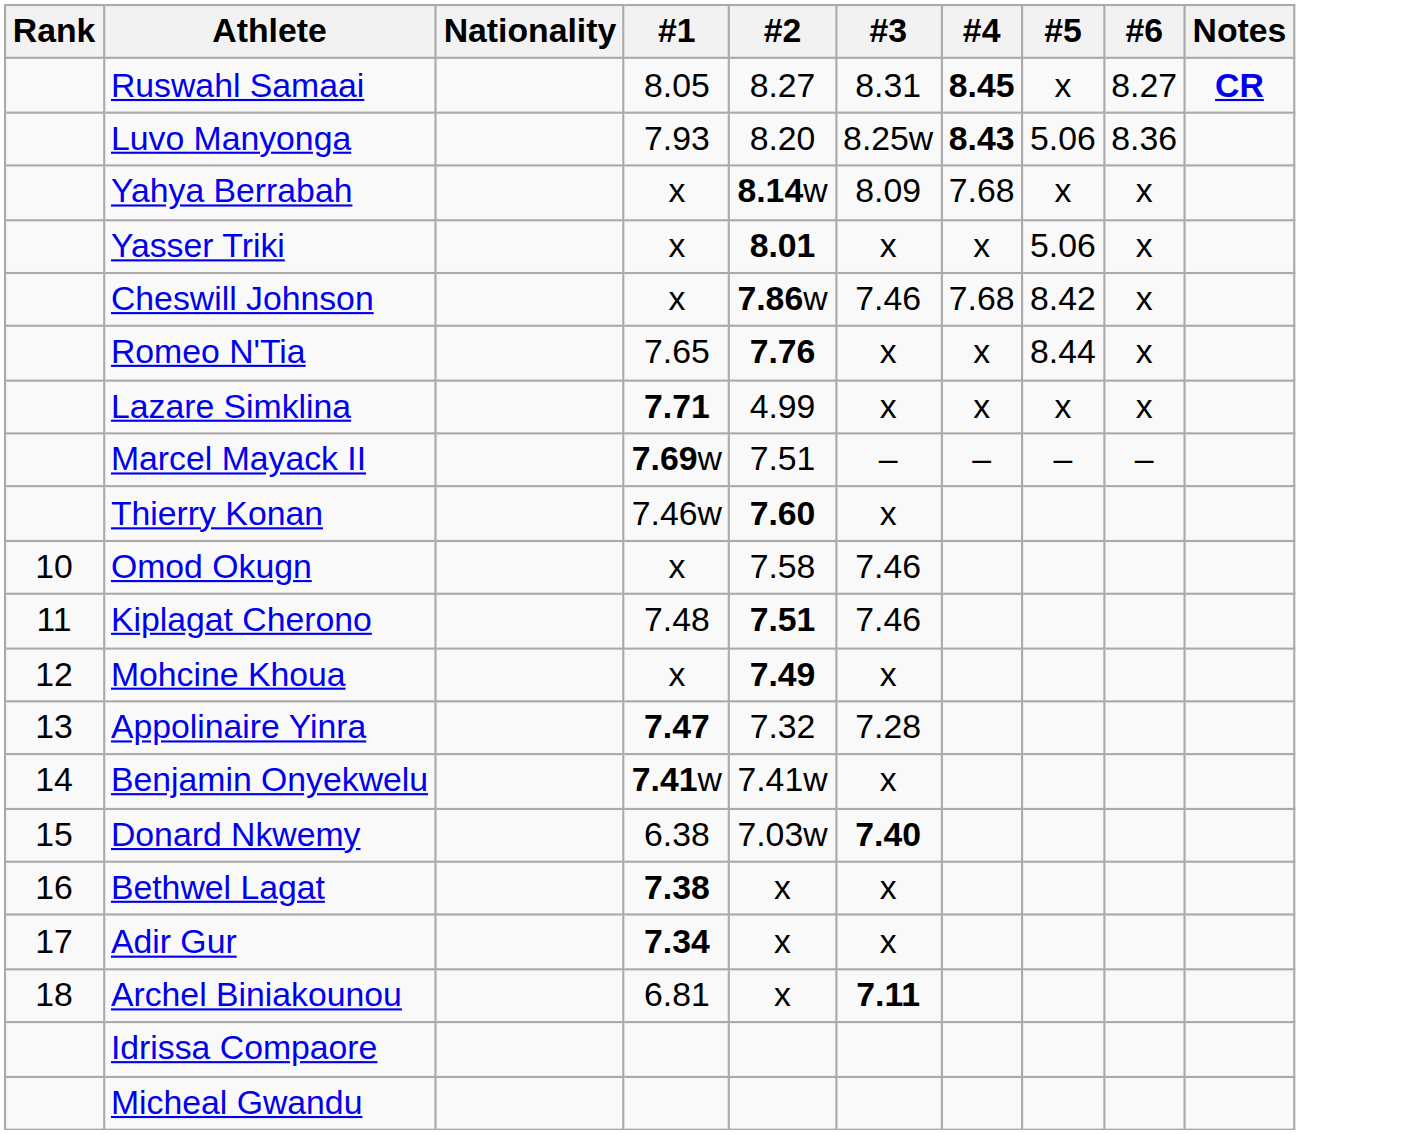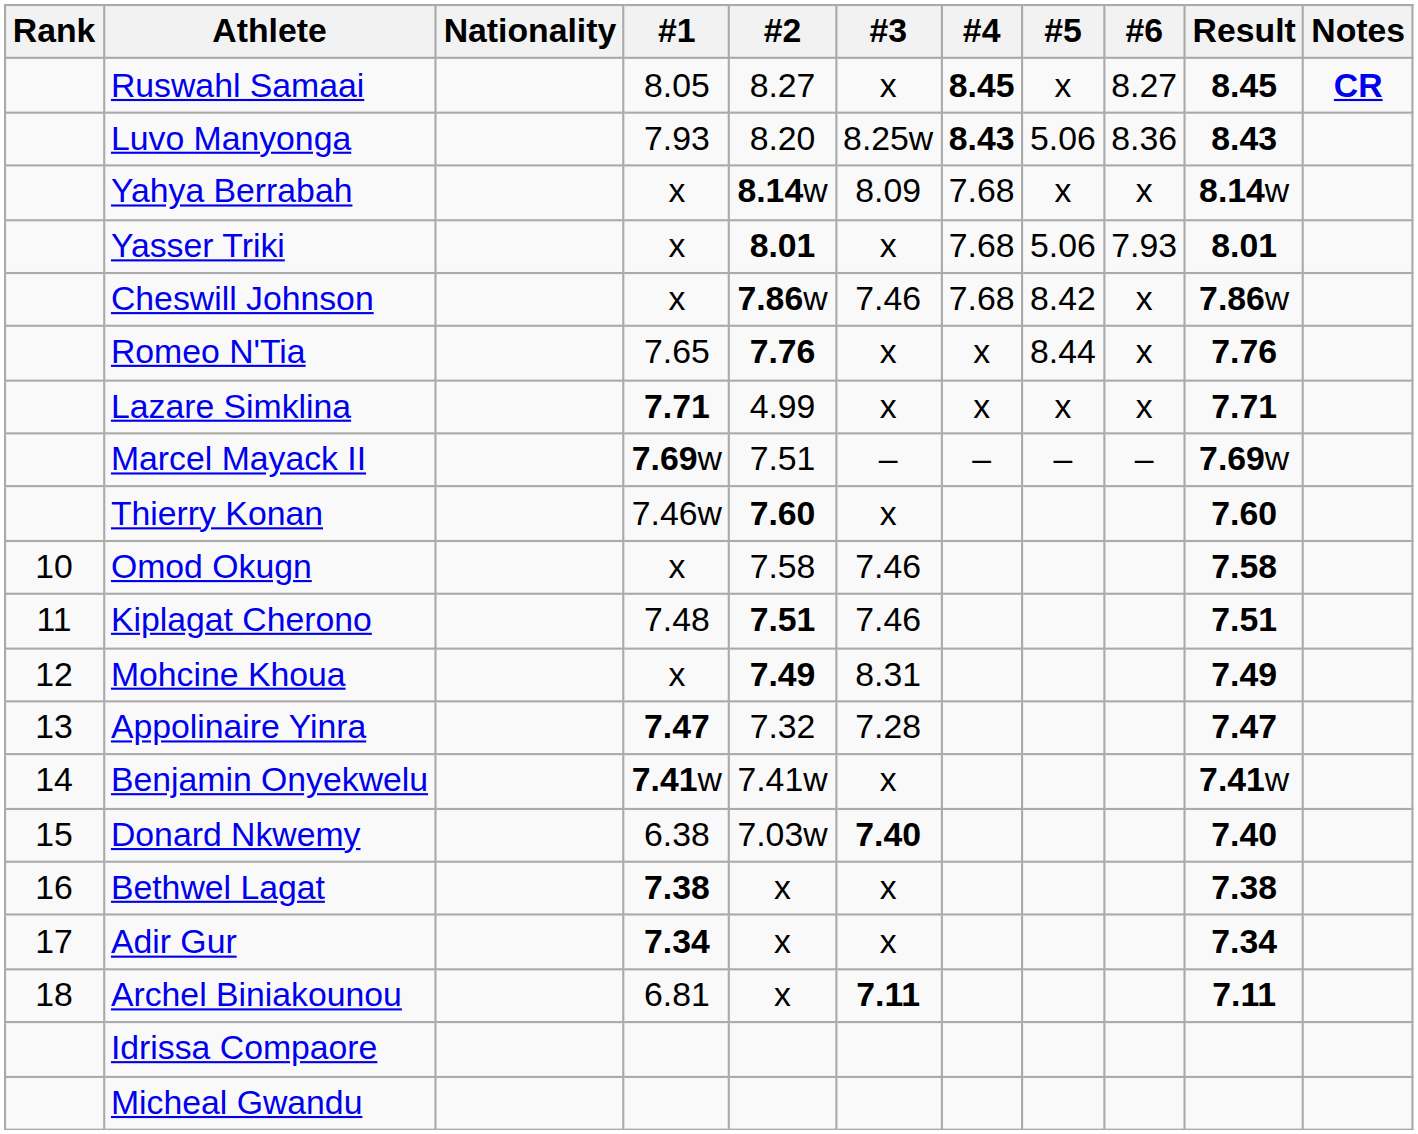+ column: (1244, 31)
(888, 84) 8.31 -> (888, 84) x
(982, 245) x -> (982, 245) 7.68
(1144, 245) x -> (1144, 245) 7.93
(888, 673) x -> (888, 673) 8.31
